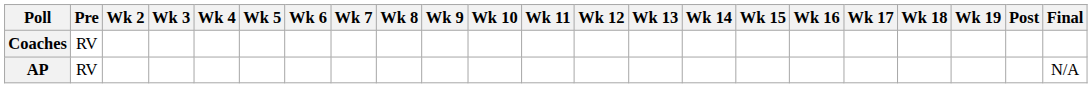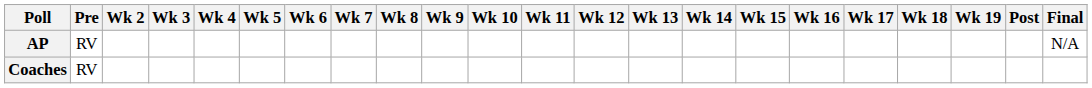rows swapped: (38, 69) <-> (38, 43)
